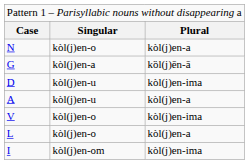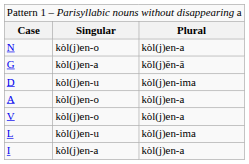(74, 99) kòl(j)en-u -> (77, 99) kòl(j)en-o
(175, 116) kòl(j)en-ima -> (163, 116) kòl(j)en-a
(74, 133) kòl(j)en-o -> (77, 133) kòl(j)en-u
(169, 133) kòl(j)en-a -> (169, 133) kòl(j)en-ima
(79, 151) kòl(j)en-om -> (77, 151) kòl(j)en-a
(175, 151) kòl(j)en-ima -> (163, 151) kòl(j)en-a
